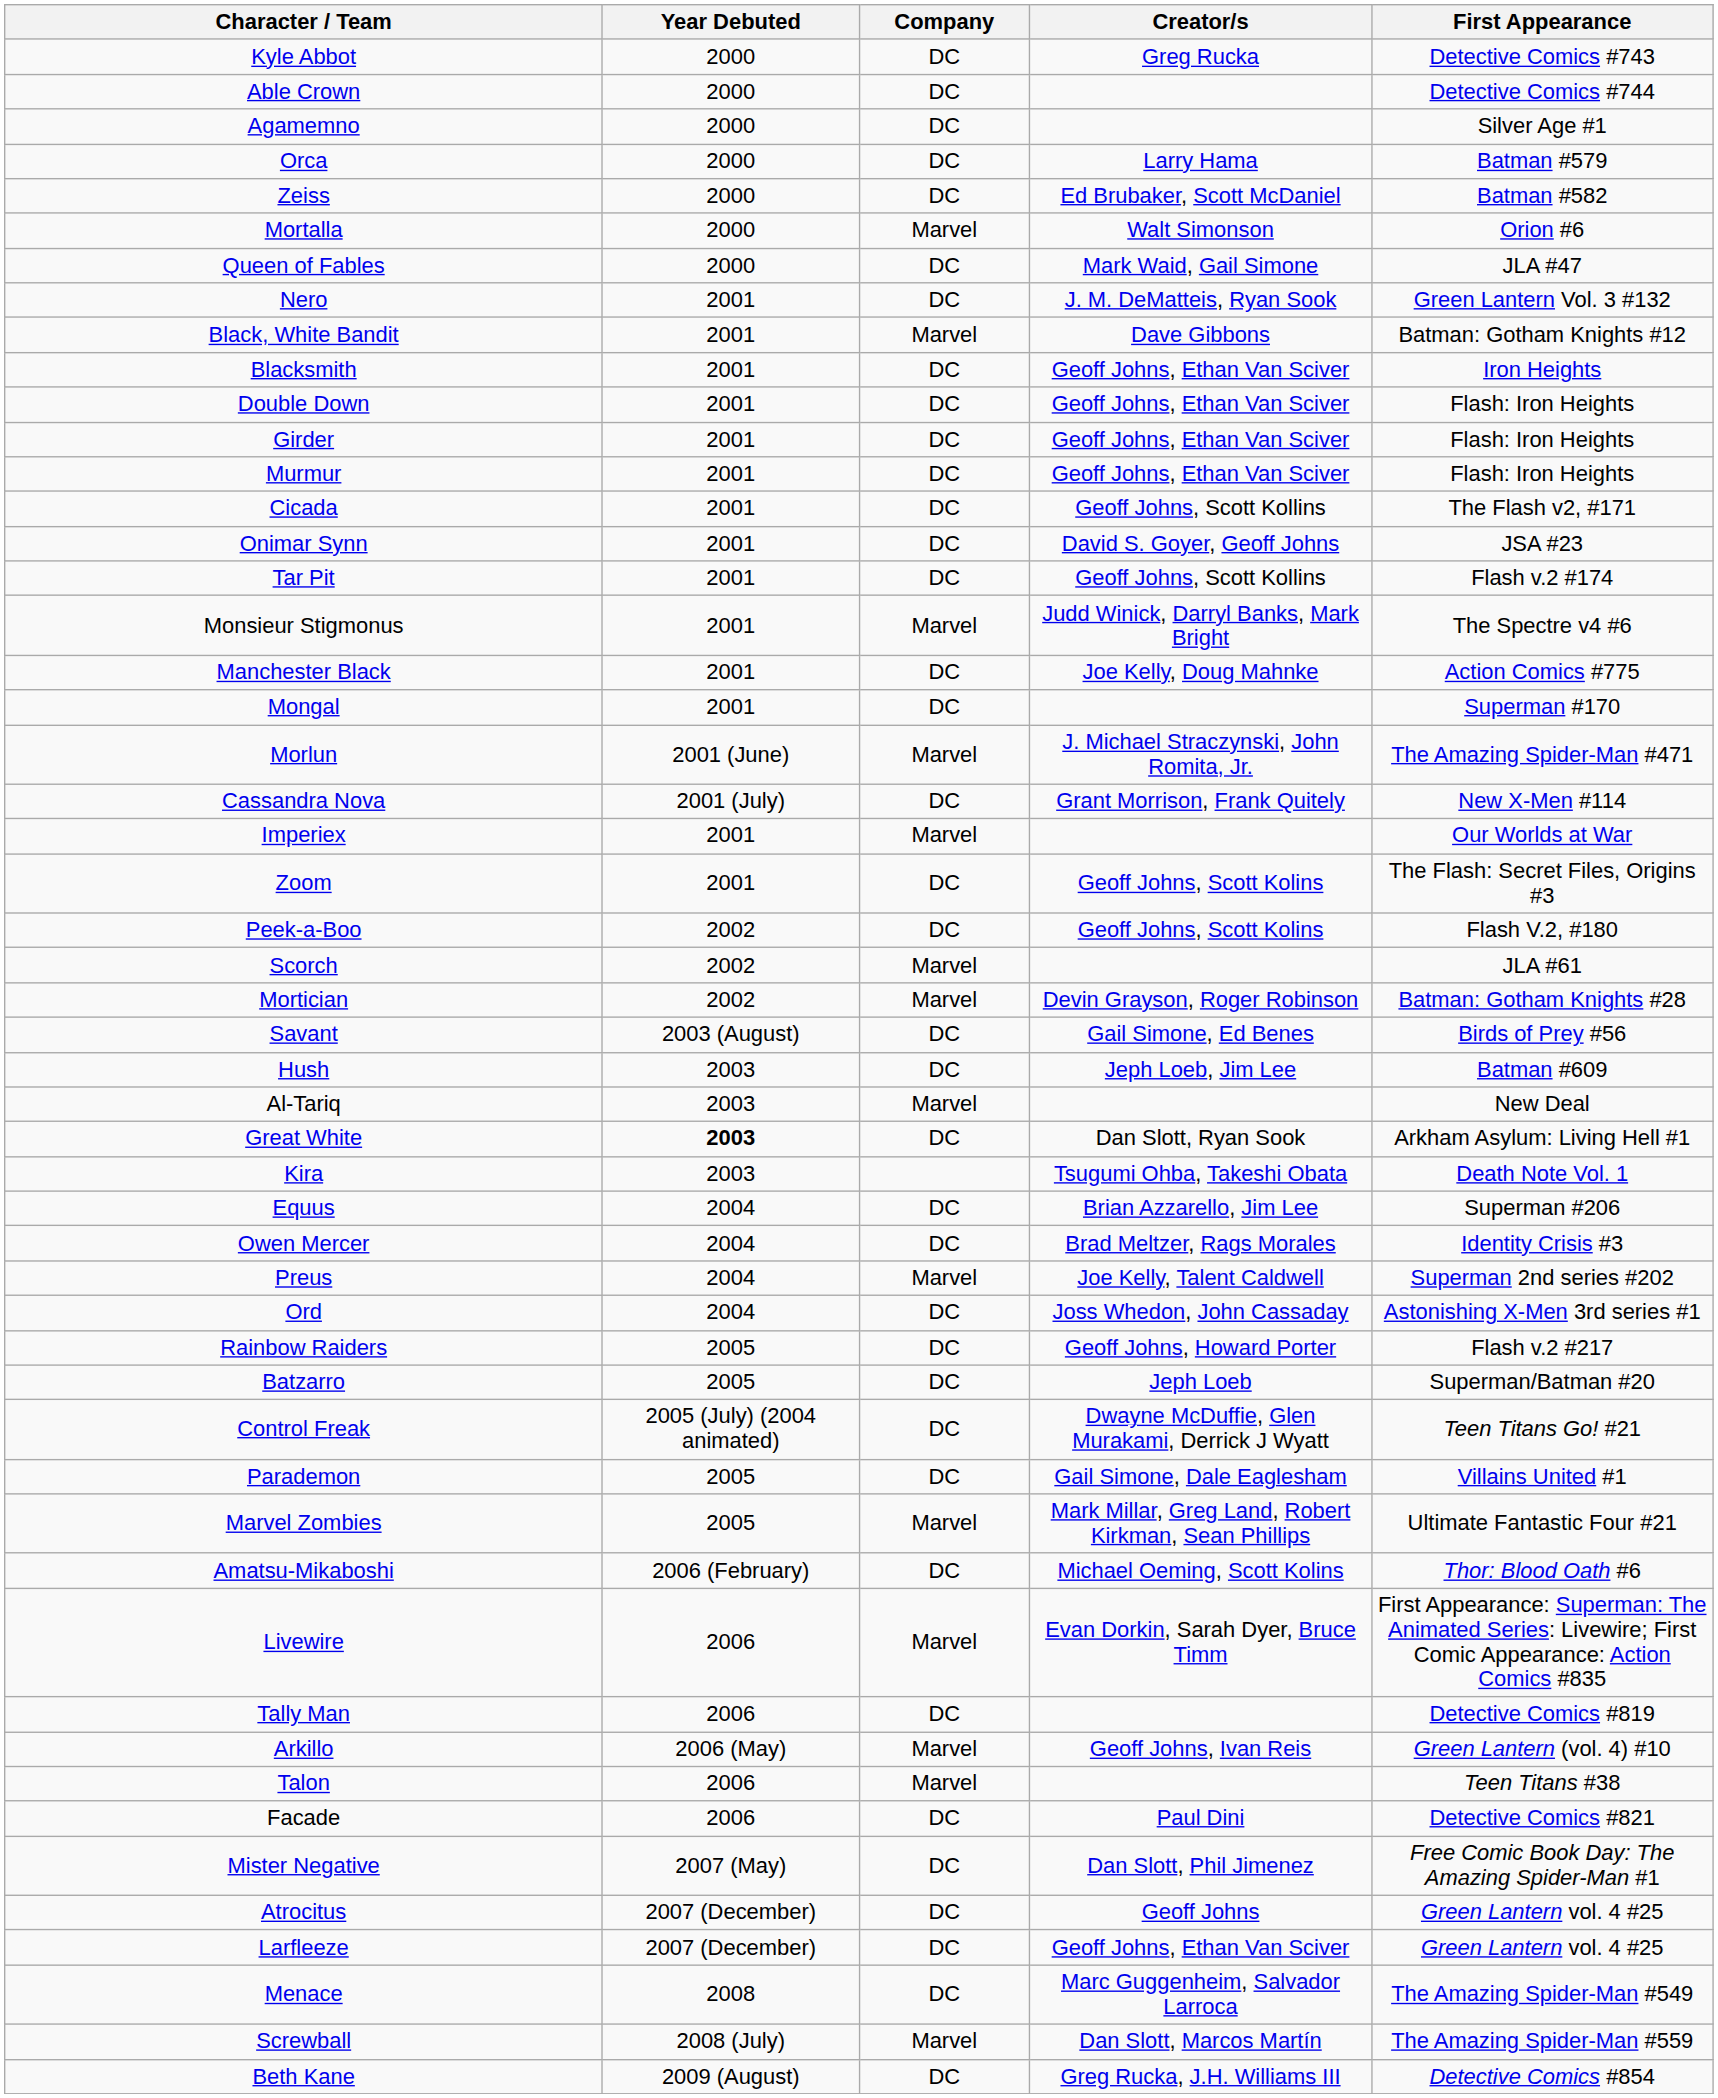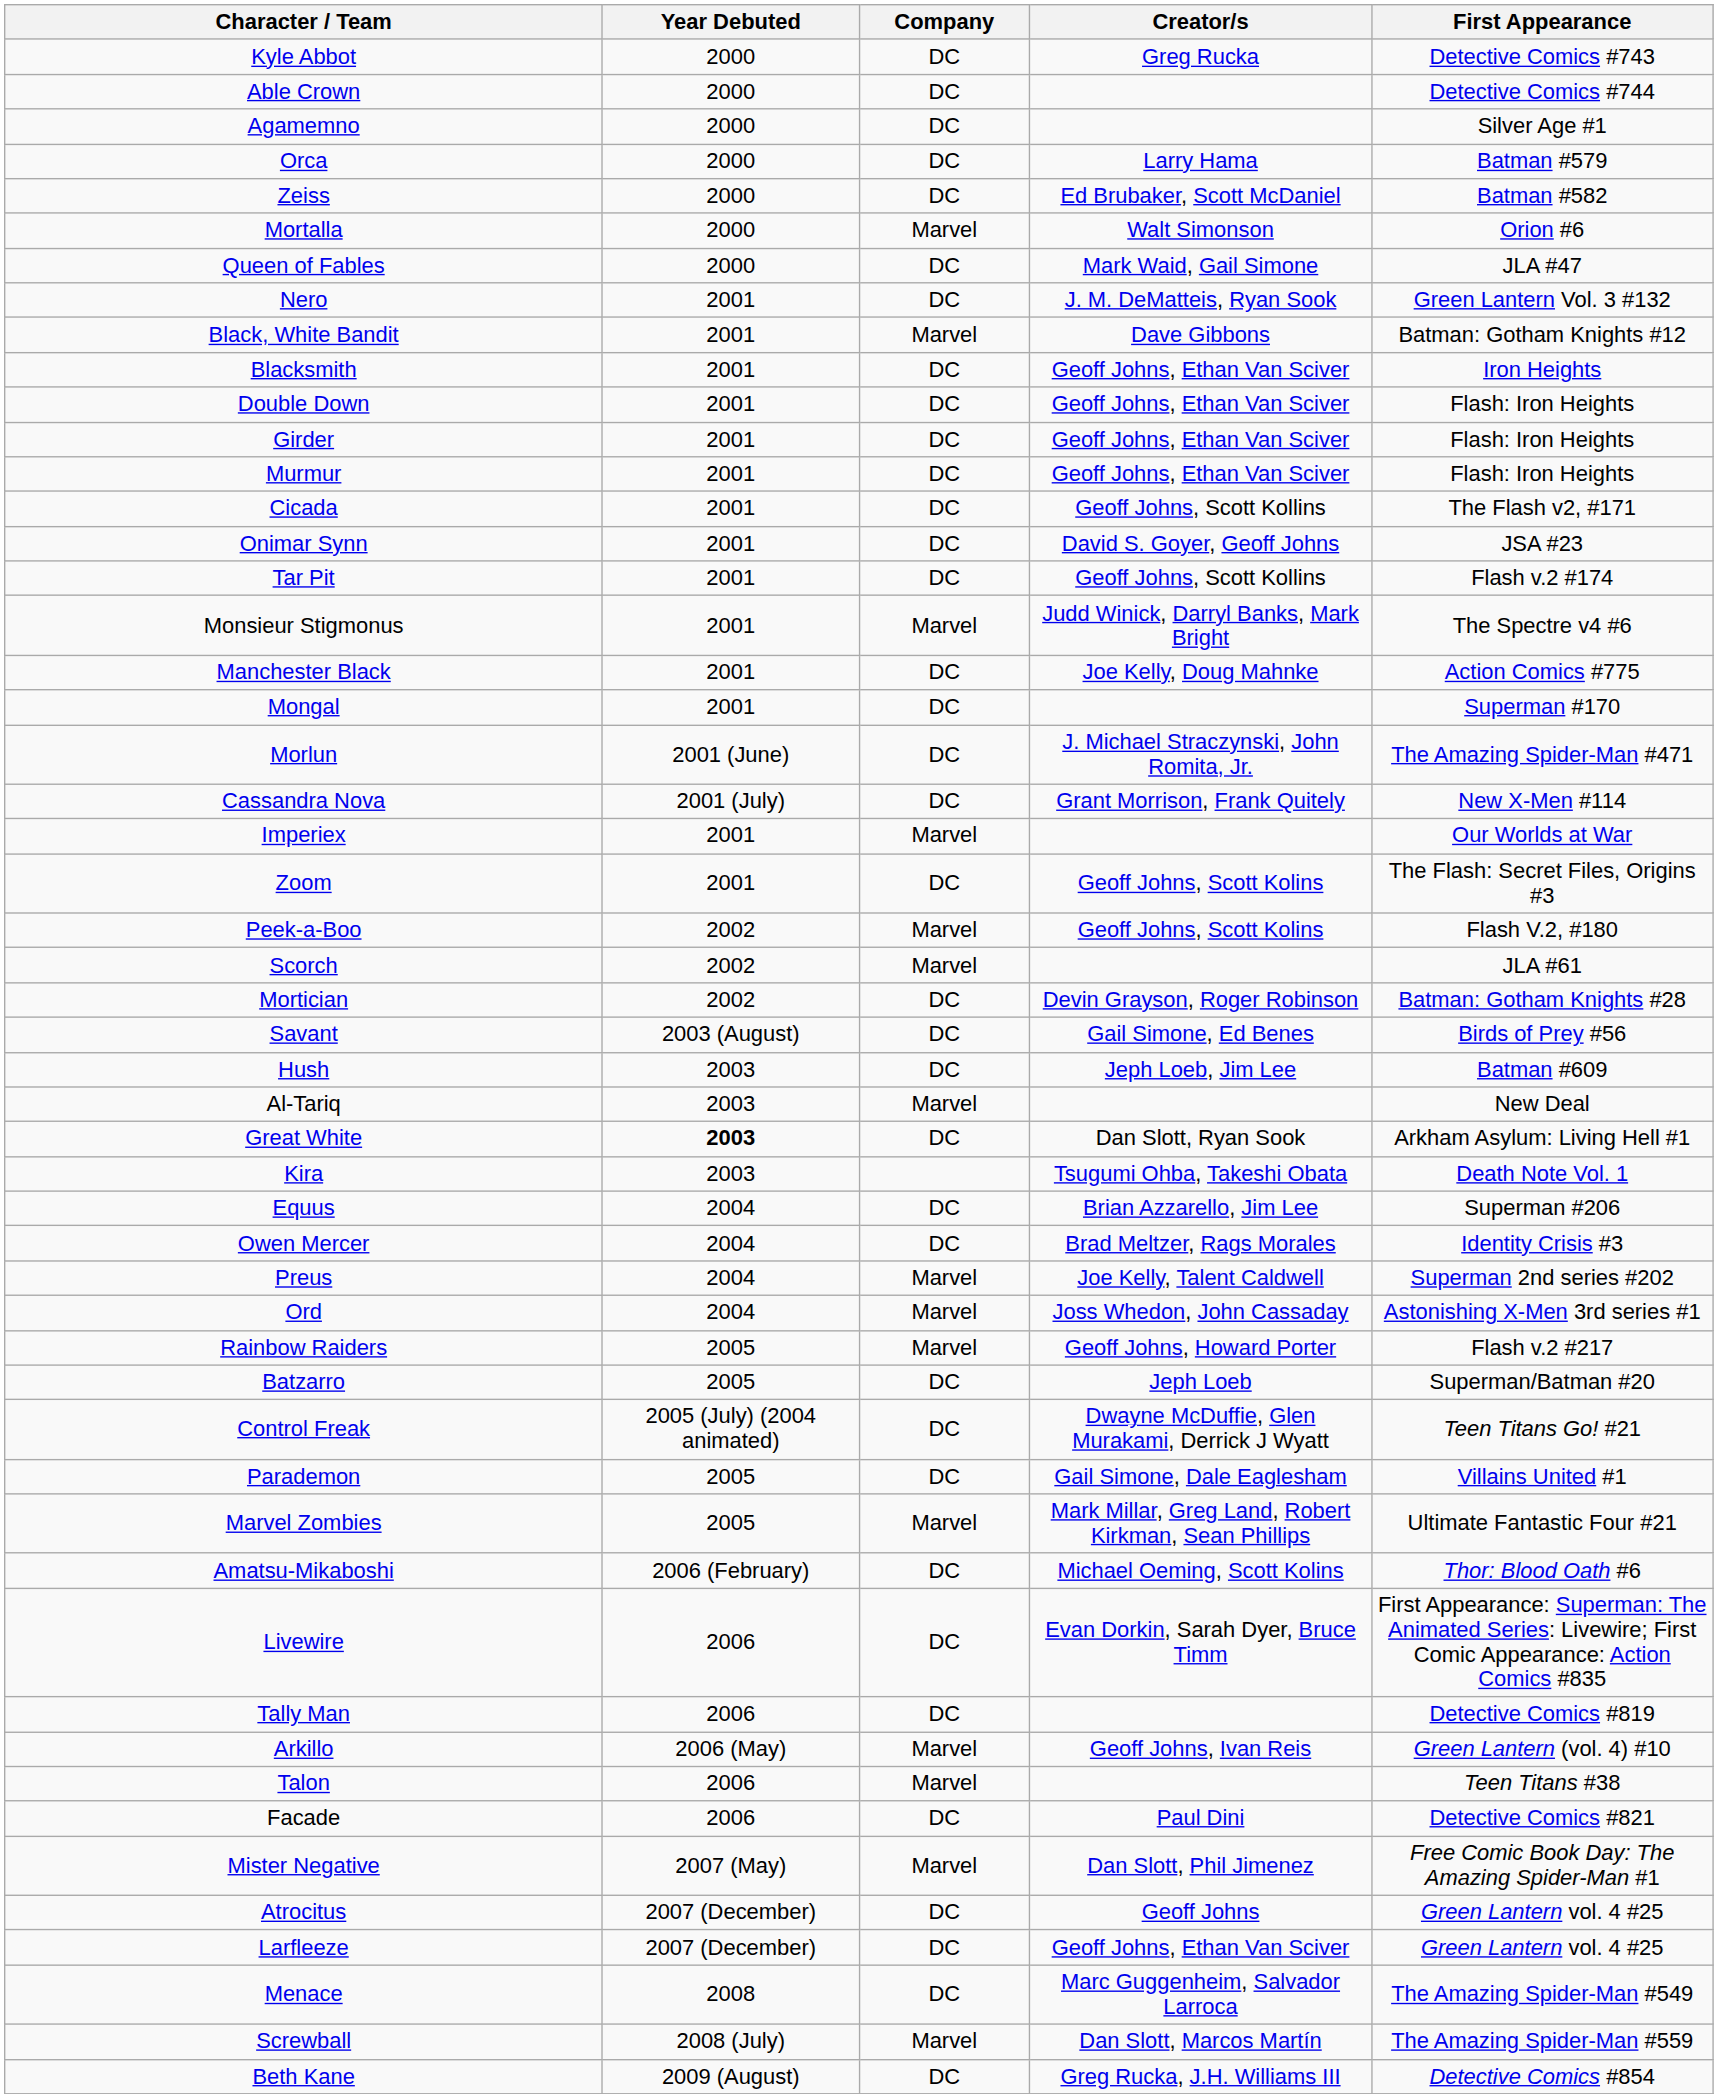(944, 754) Marvel -> (944, 754) DC
(944, 930) DC -> (944, 930) Marvel
(944, 999) Marvel -> (944, 999) DC
(944, 1312) DC -> (944, 1312) Marvel
(944, 1347) DC -> (944, 1347) Marvel
(944, 1642) Marvel -> (944, 1642) DC
(944, 1865) DC -> (944, 1865) Marvel
